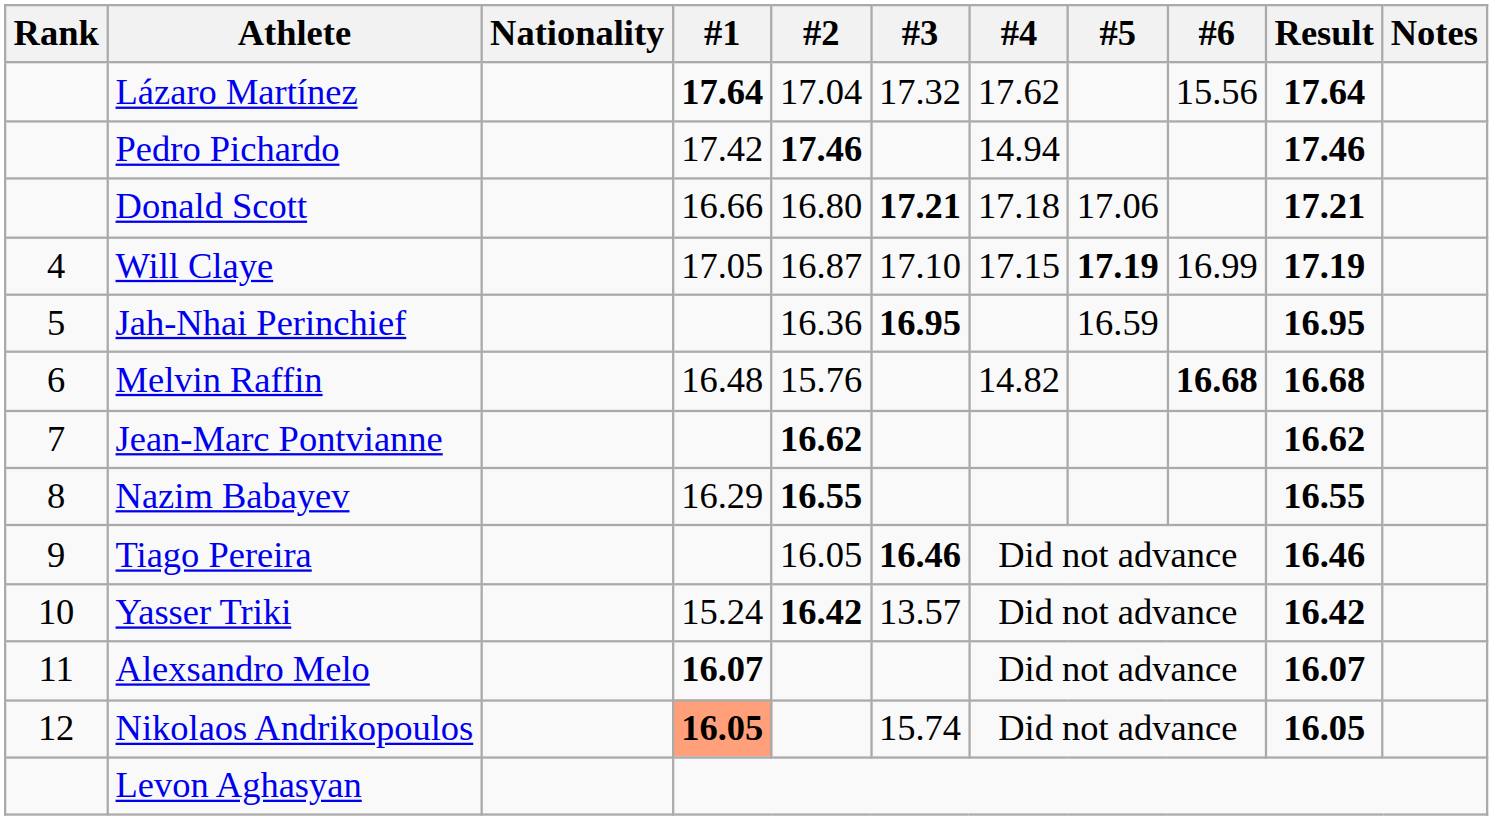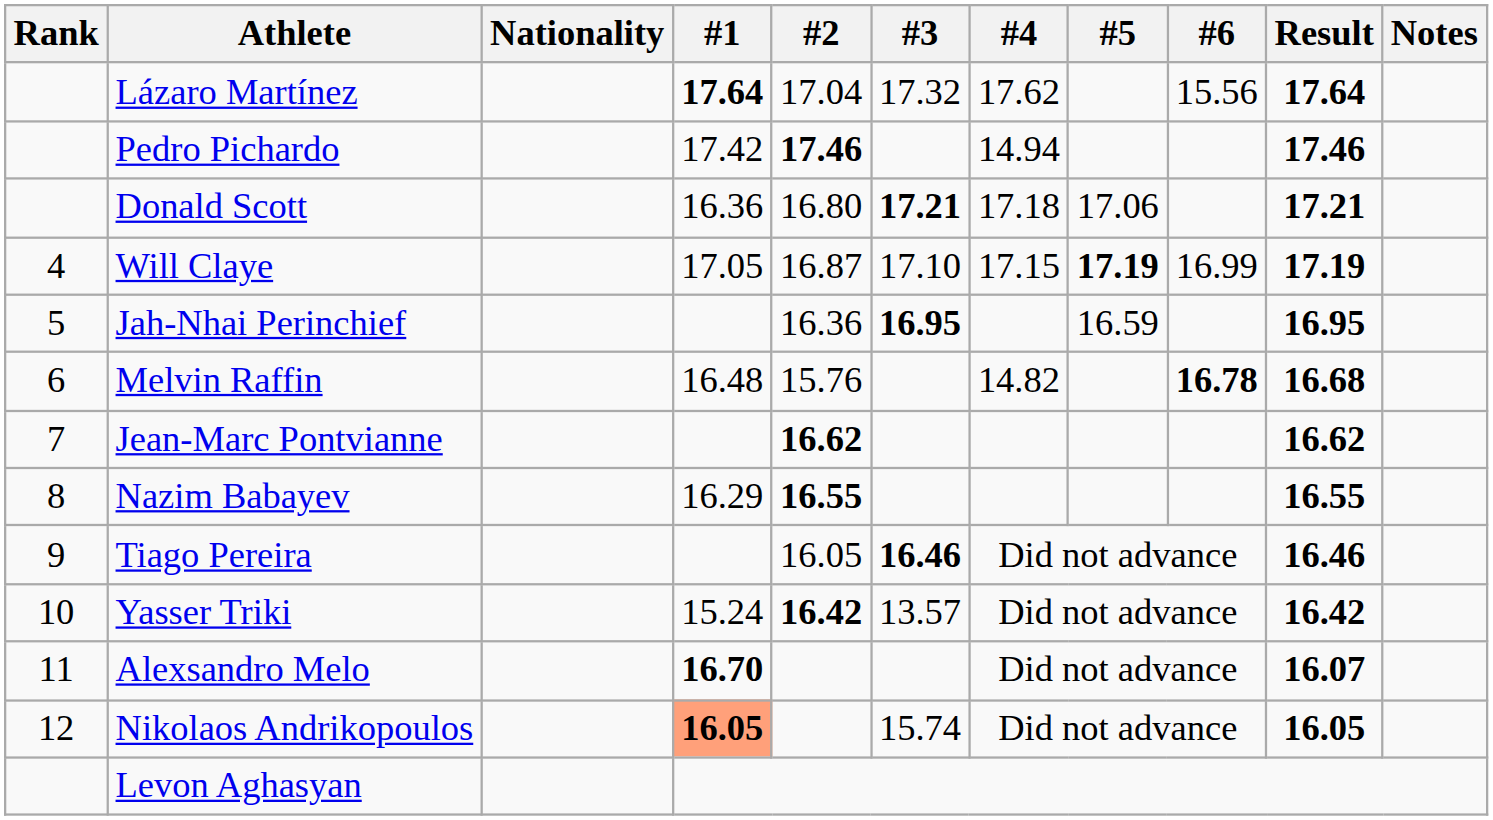(722, 206) 16.66 -> (722, 206) 16.36
(1217, 380) 16.68 -> (1217, 380) 16.78
(722, 669) 16.07 -> (722, 669) 16.70
